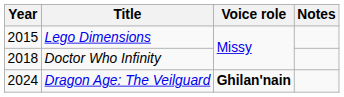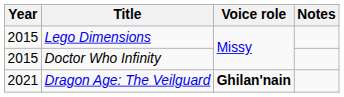(23, 59) 2018 -> (23, 59) 2015
(23, 80) 2024 -> (23, 80) 2021
